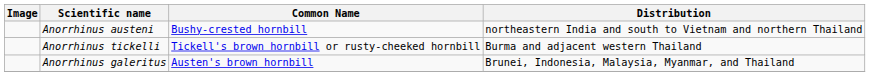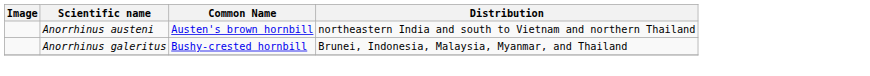(239, 30) Bushy-crested hornbill -> (242, 30) Austen's brown hornbill
- row: (101, 46)
(242, 63) Austen's brown hornbill -> (239, 46) Bushy-crested hornbill
